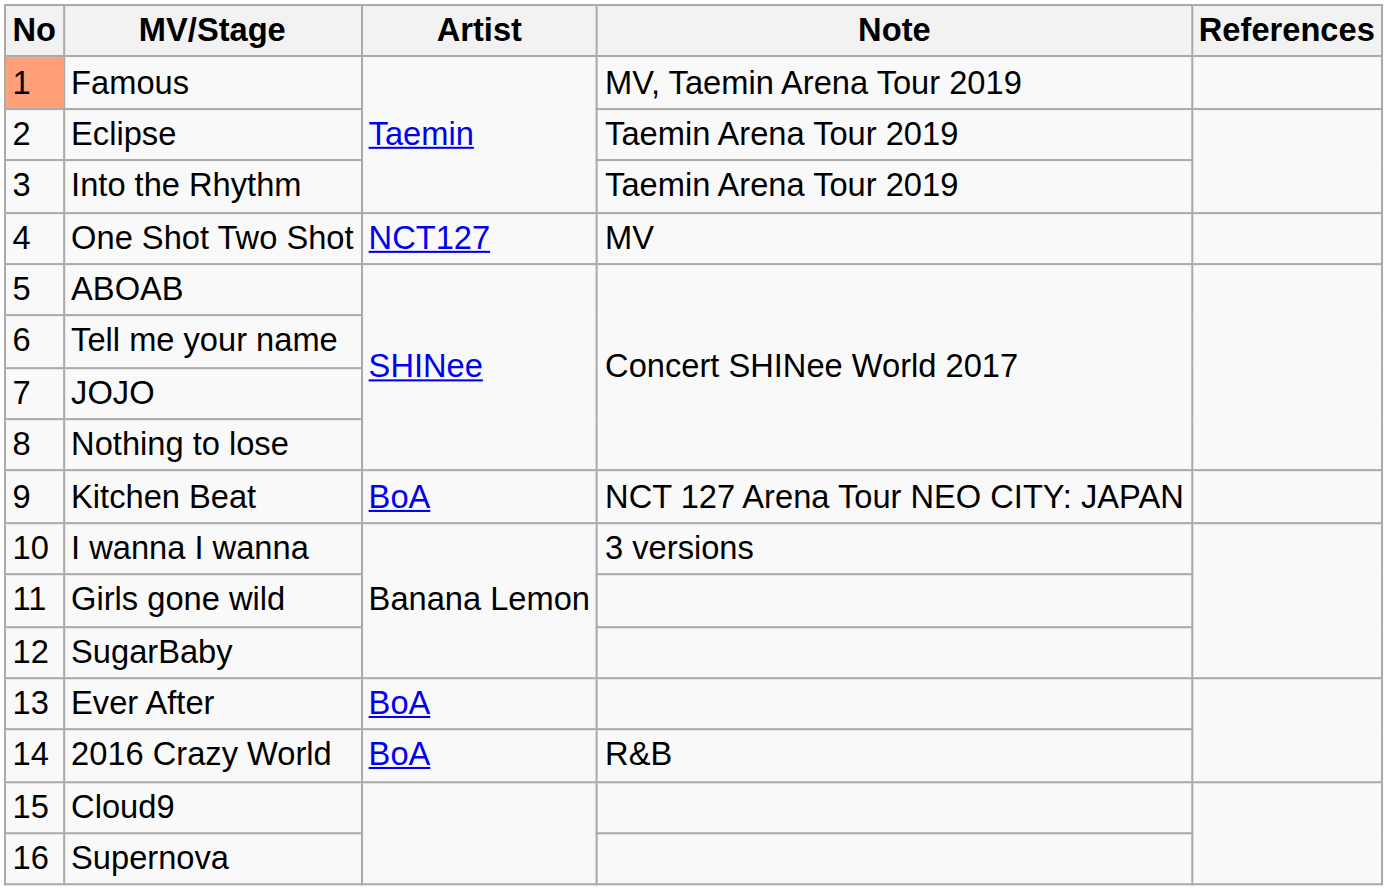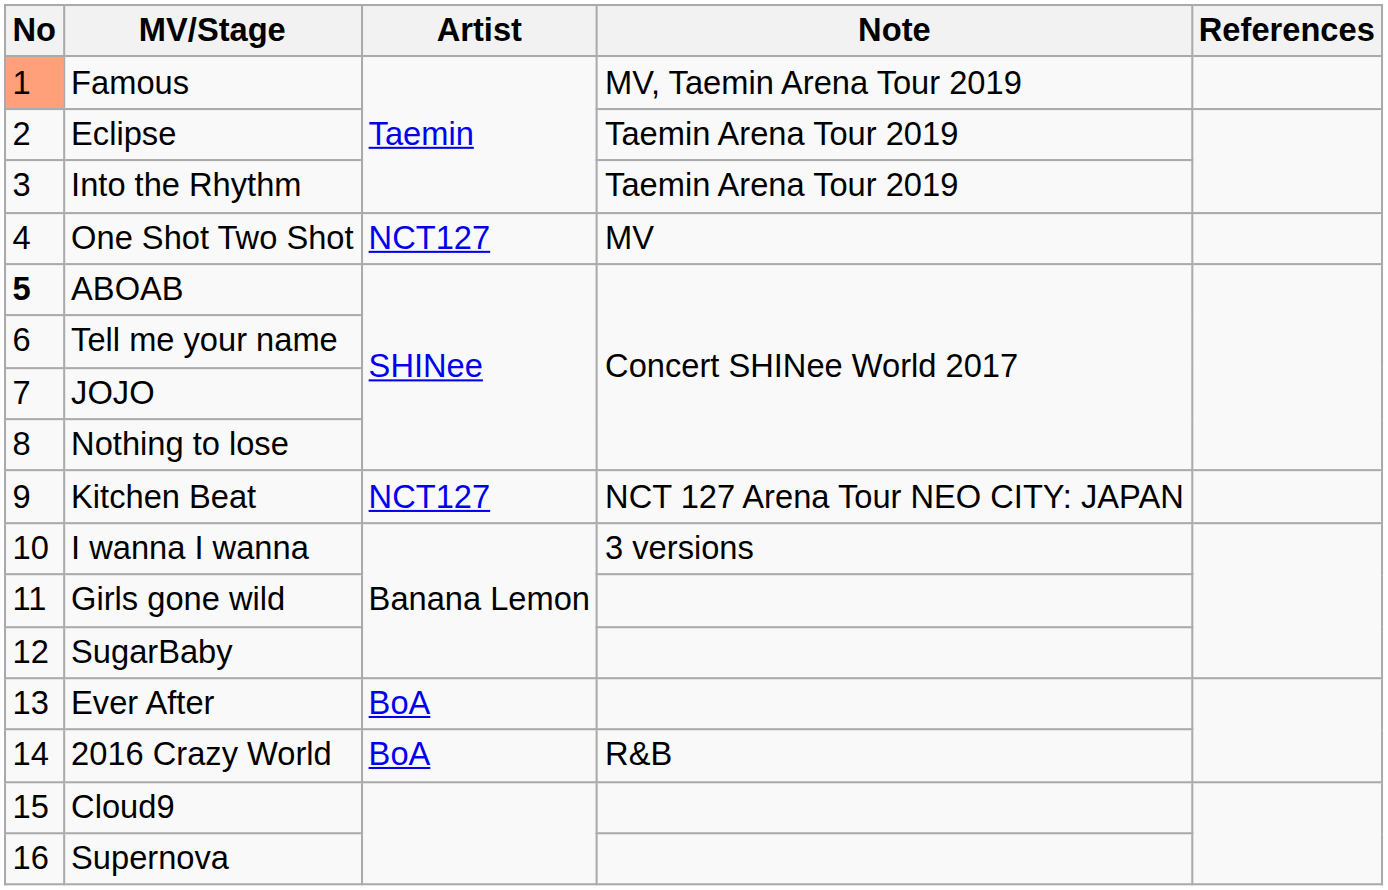(22, 289) normal -> (22, 289) bold
(399, 496) BoA -> (429, 496) NCT127
